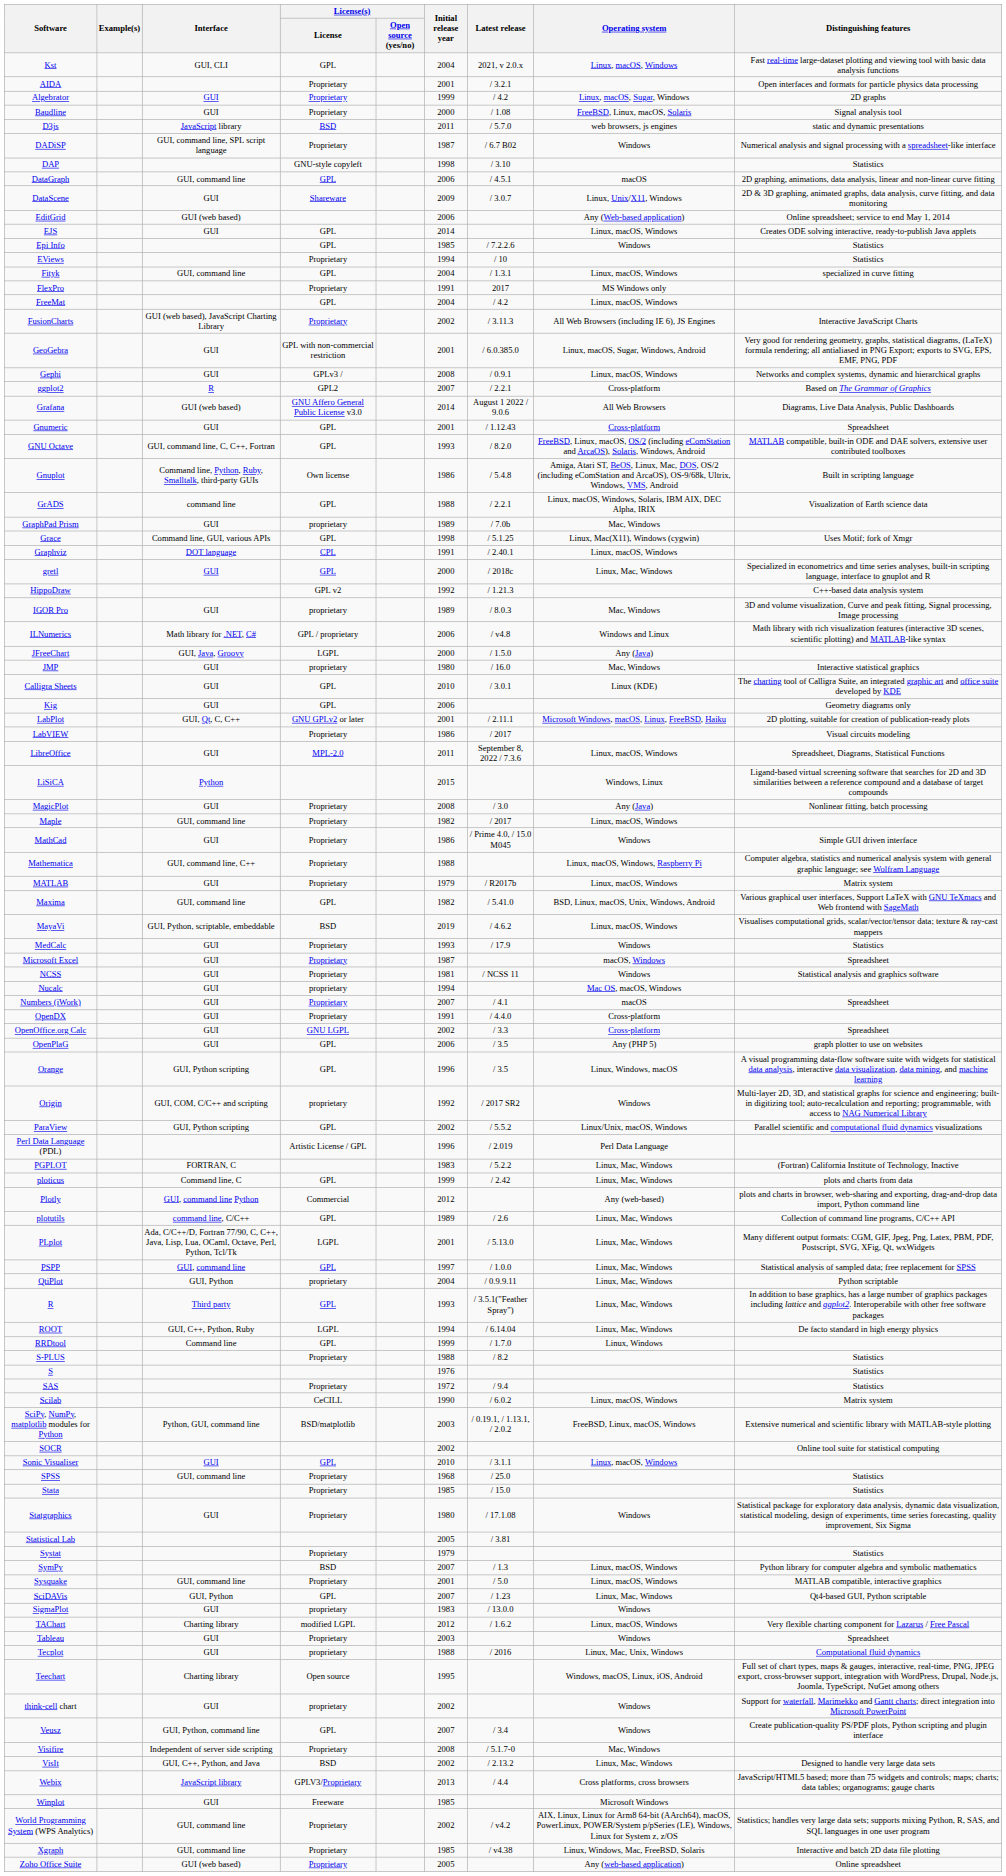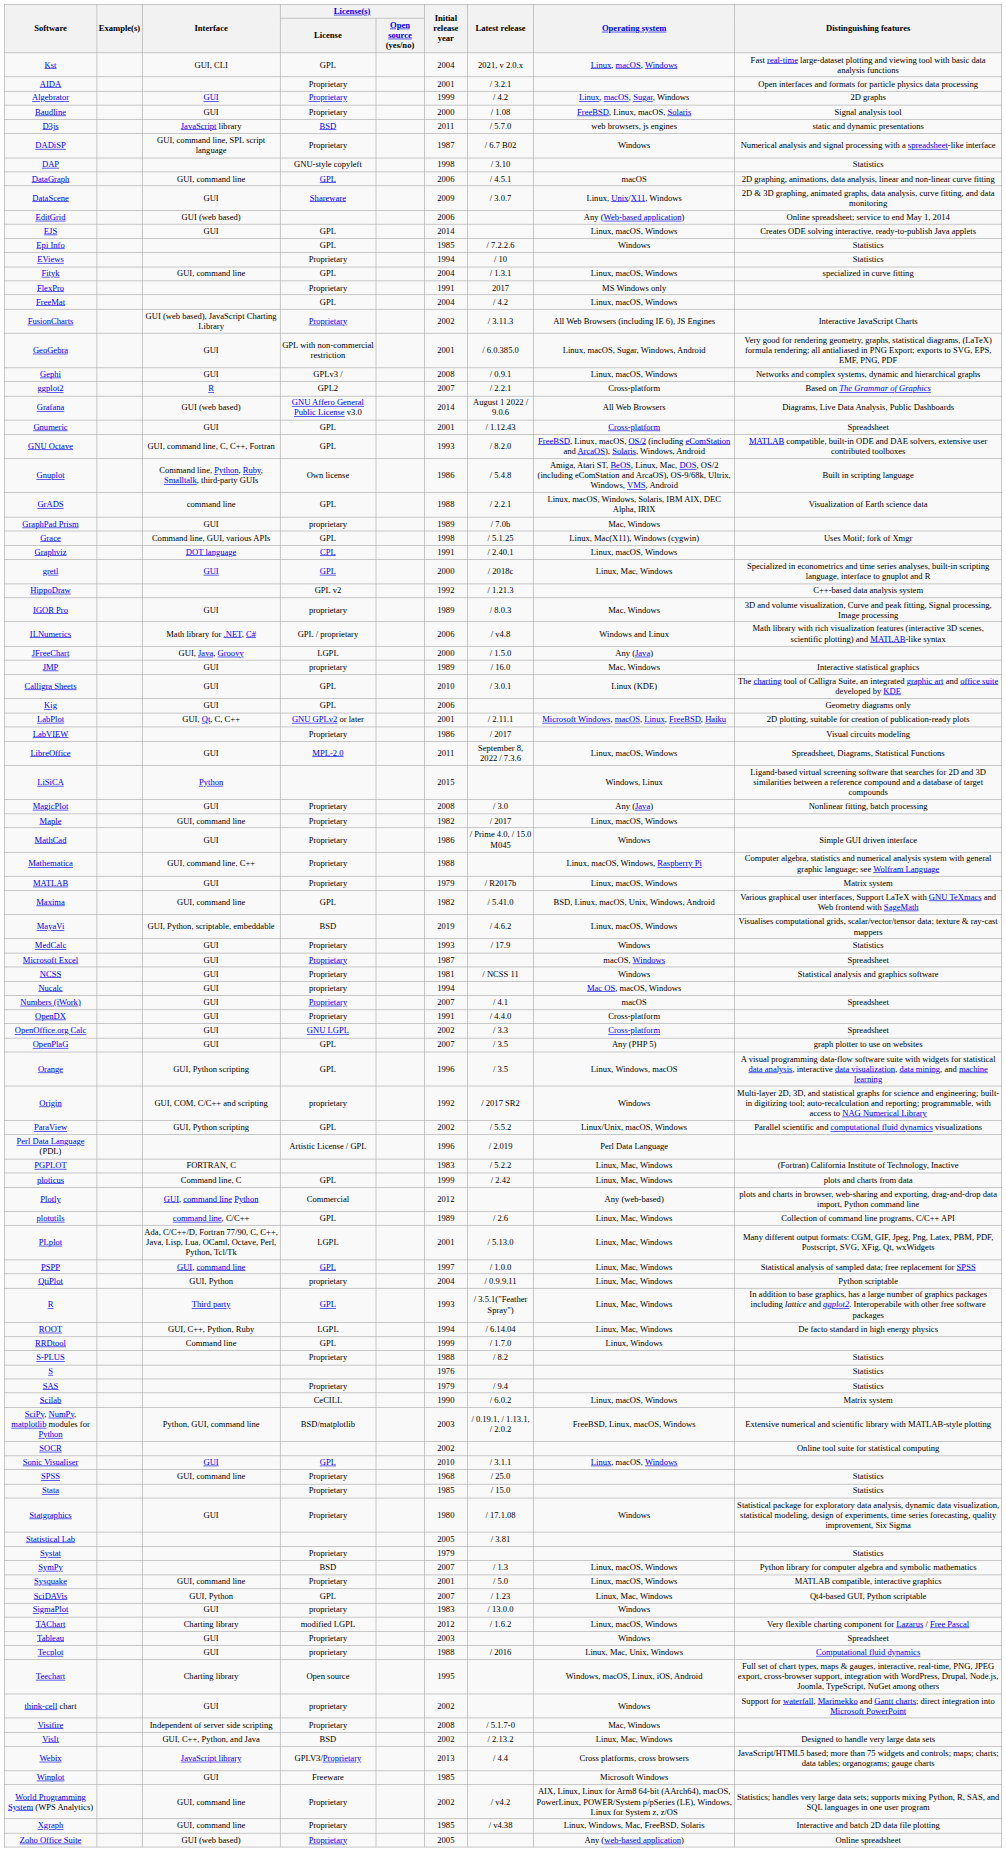(446, 667) 1980 -> (446, 667) 1989
(446, 1044) 2006 -> (446, 1044) 2007
(446, 1385) 1972 -> (446, 1385) 1979
- row: (51, 1729)
